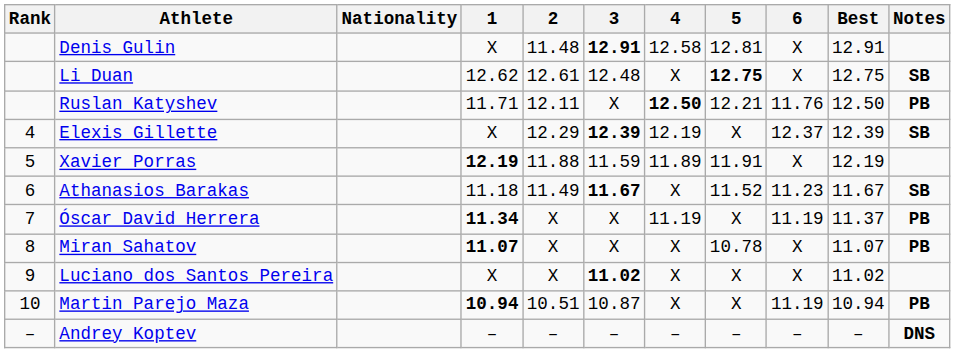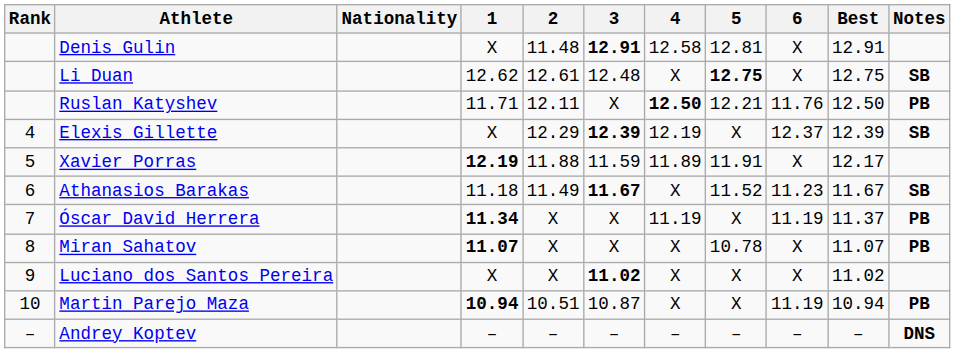(858, 162) 12.19 -> (858, 162) 12.17
